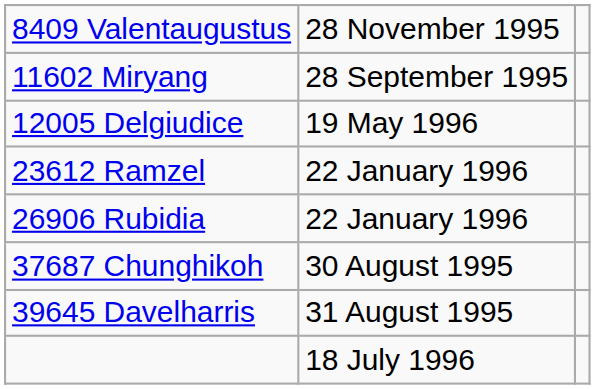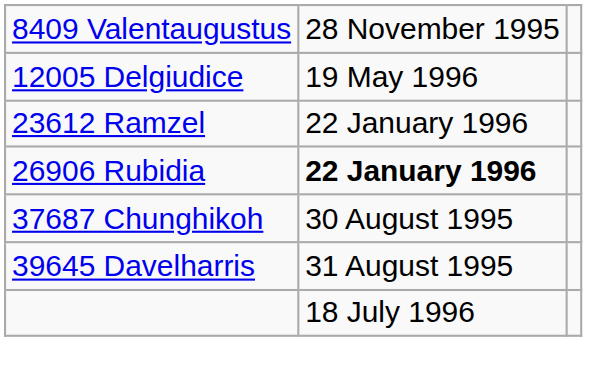- row: (110, 76)
(417, 218) normal -> (421, 171) bold
